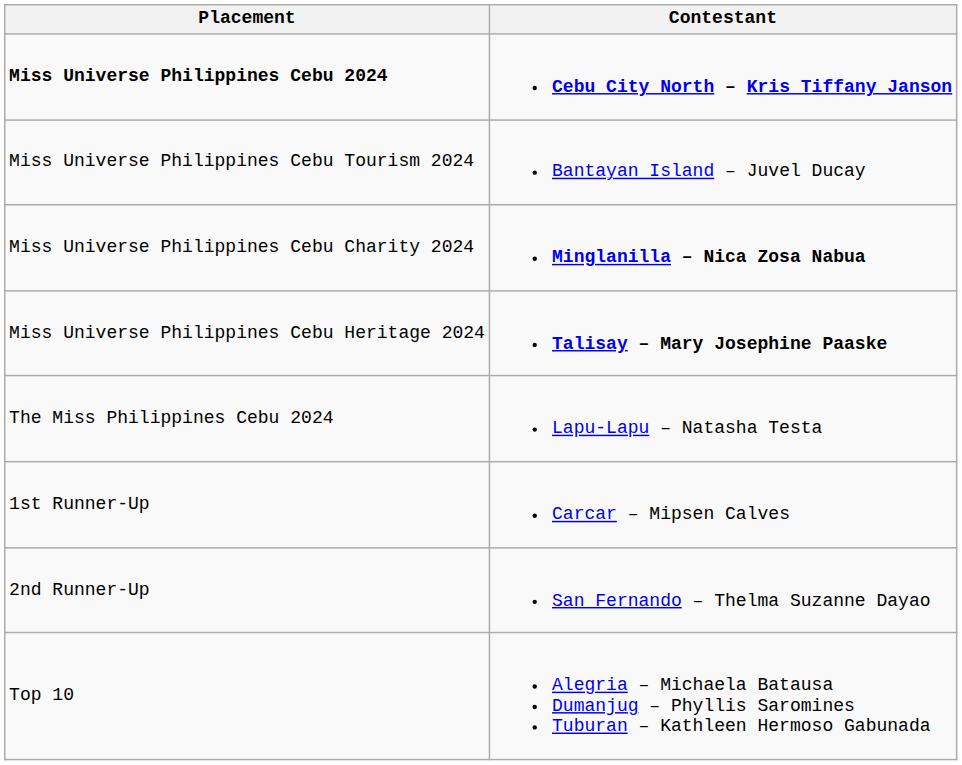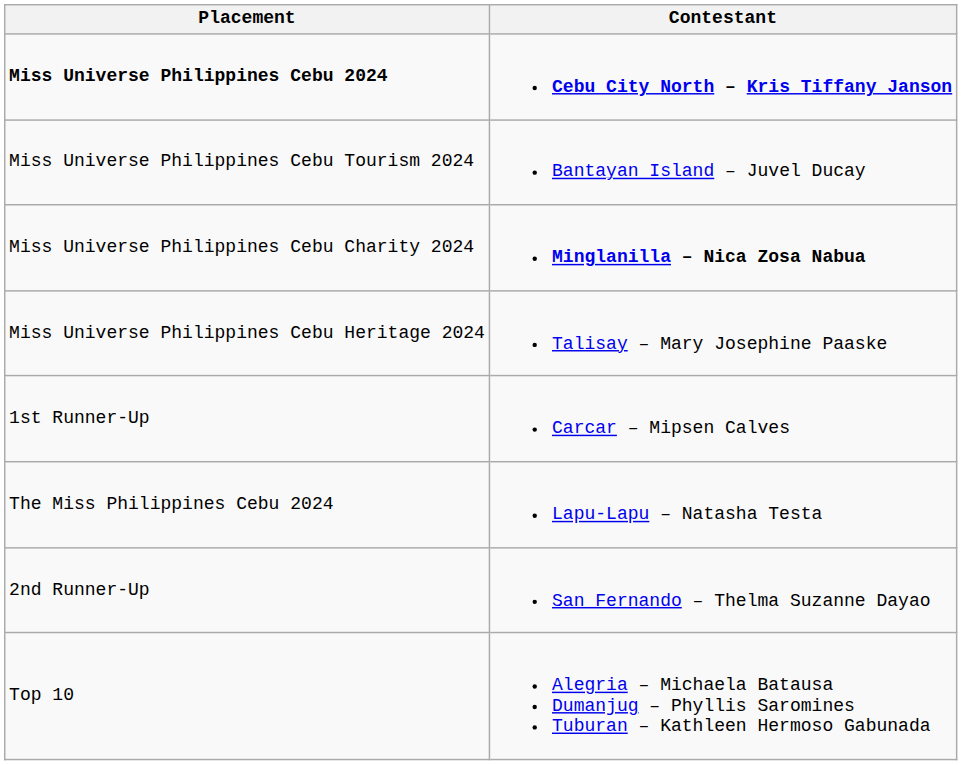(723, 344) bold -> (723, 344) normal
rows swapped: (171, 419) <-> (79, 505)
